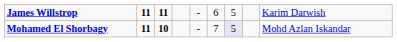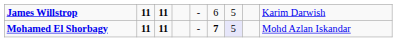(163, 28) 10 -> (163, 28) 11
(216, 28) normal -> (216, 28) bold
